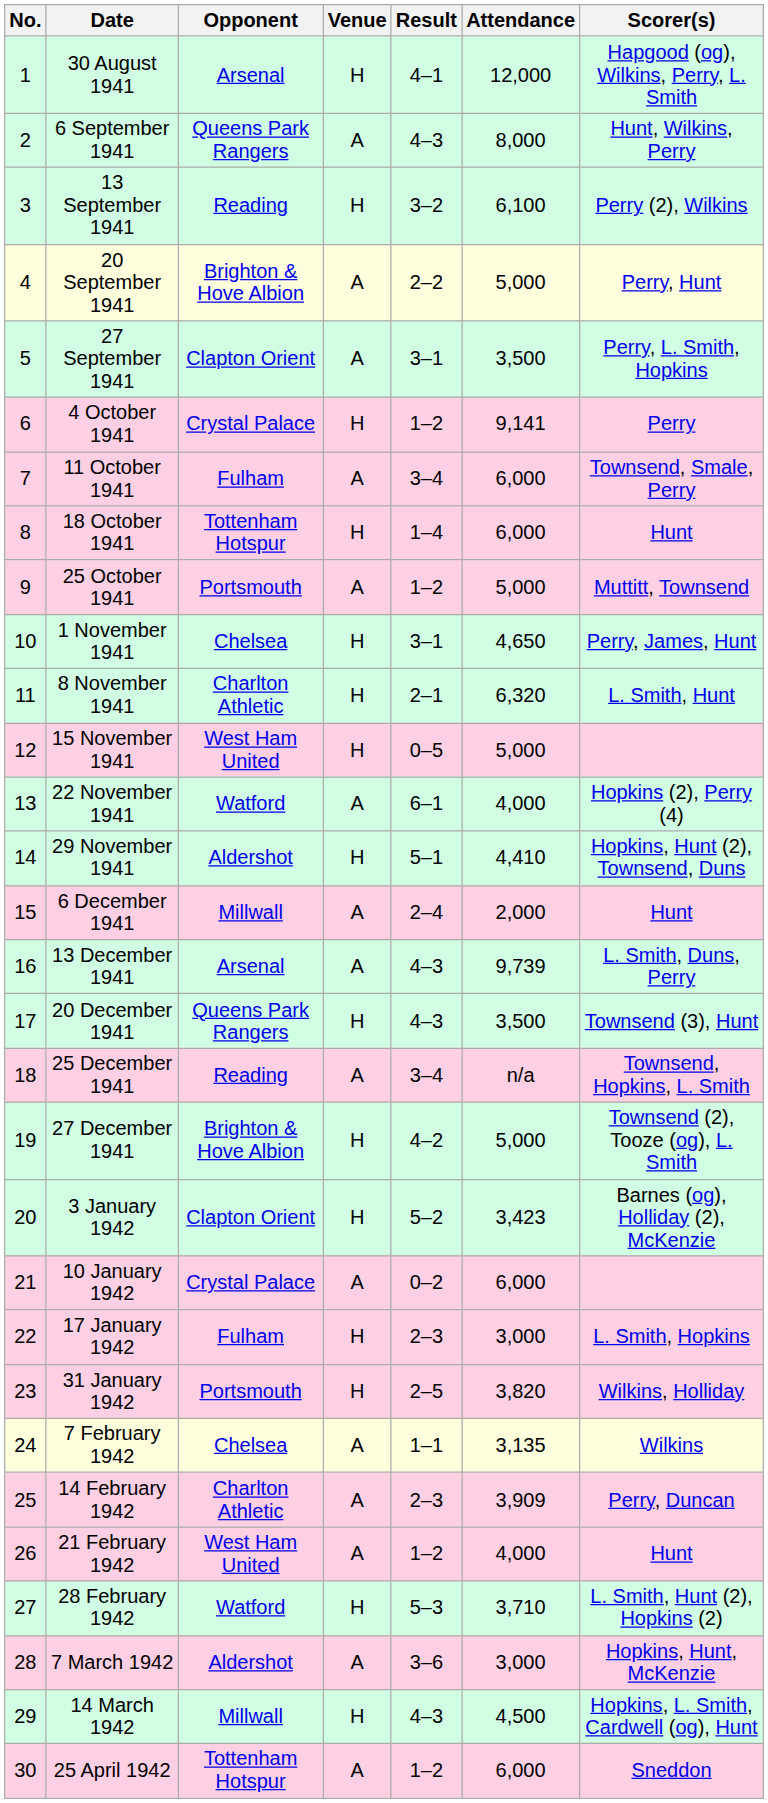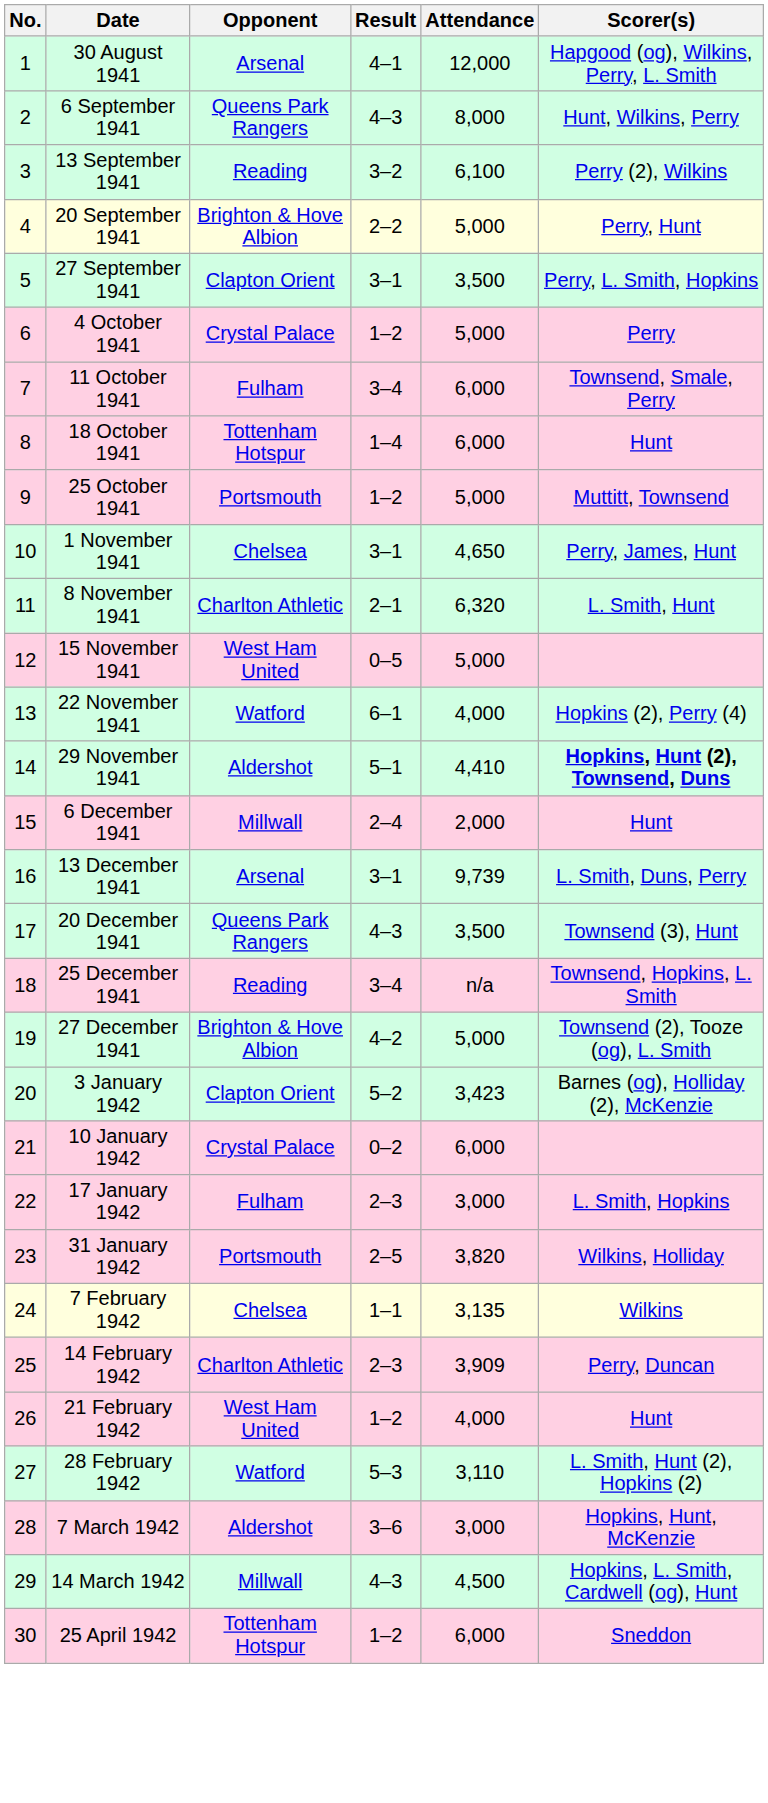- column: (357, 20)
(521, 424) 9,141 -> (480, 334) 5,000
(672, 858) normal -> (651, 768) bold
(426, 966) 4–3 -> (386, 876) 3–1
(521, 1608) 3,710 -> (480, 1473) 3,110
